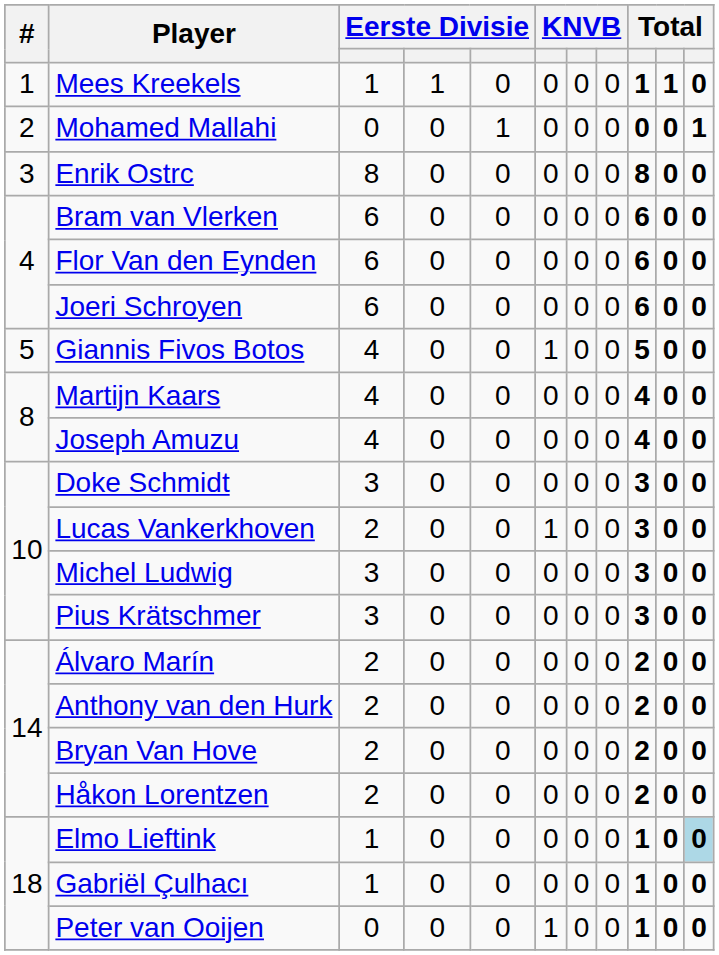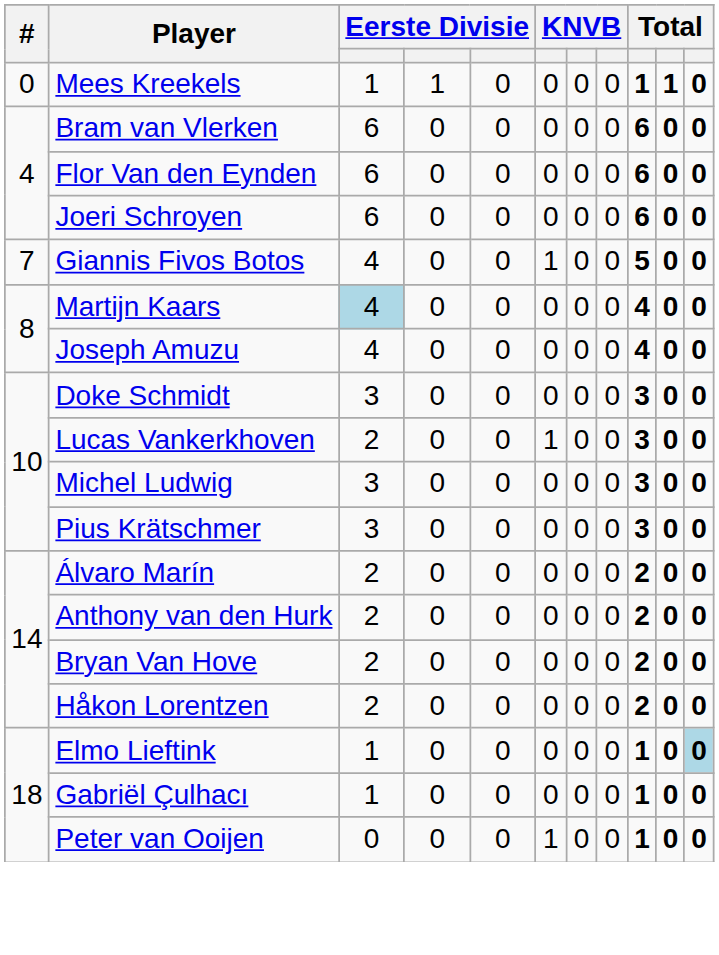(27, 84) 1 -> (27, 84) 0
- row: (166, 128)
- row: (125, 172)
(27, 350) 5 -> (27, 261) 7
(372, 394) no background -> (372, 306) lightblue background
